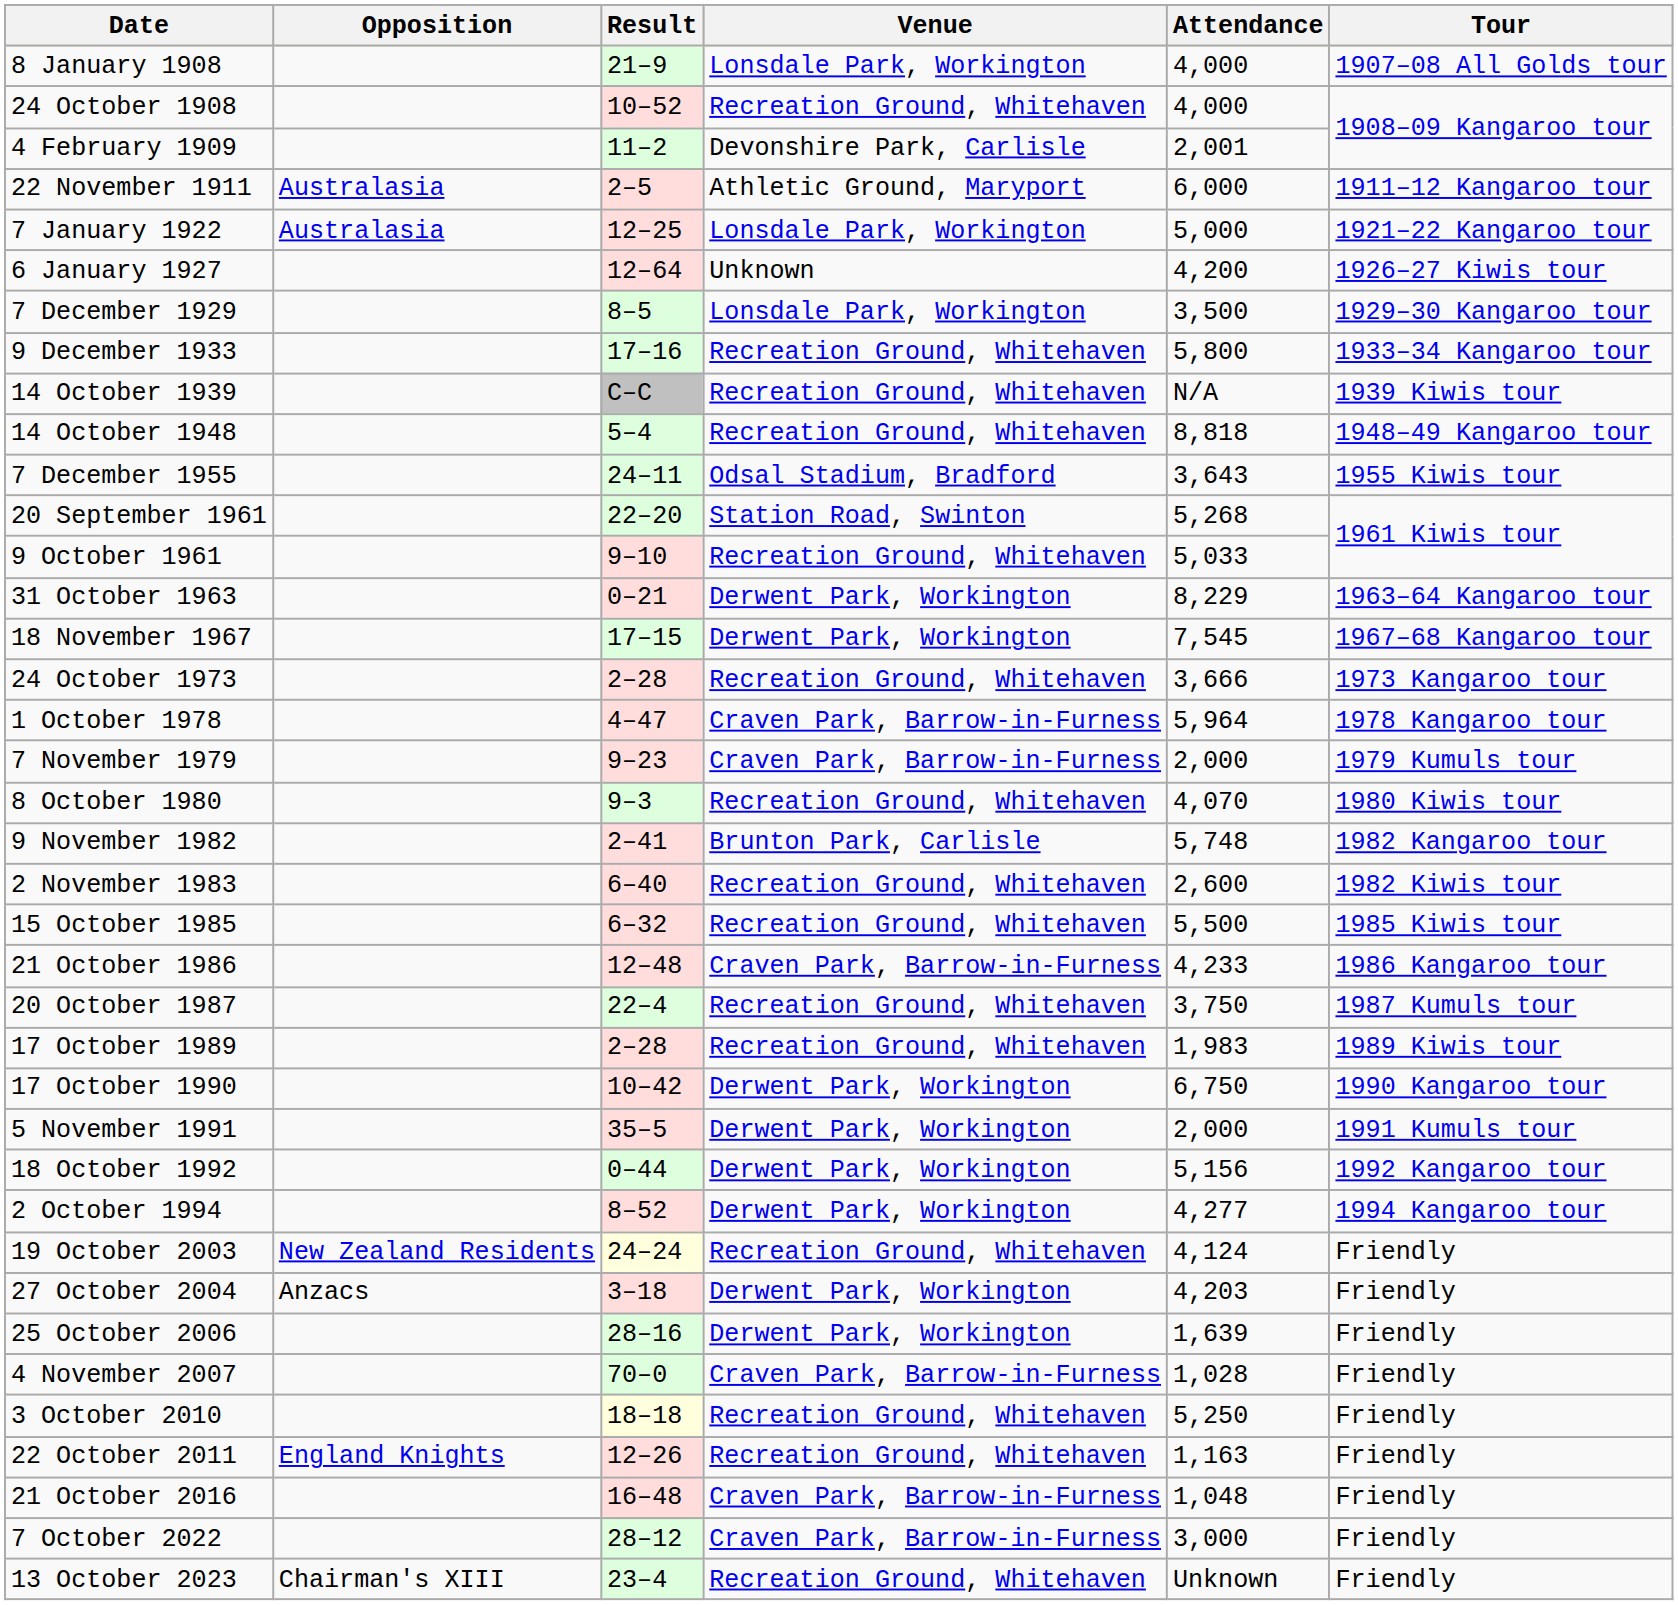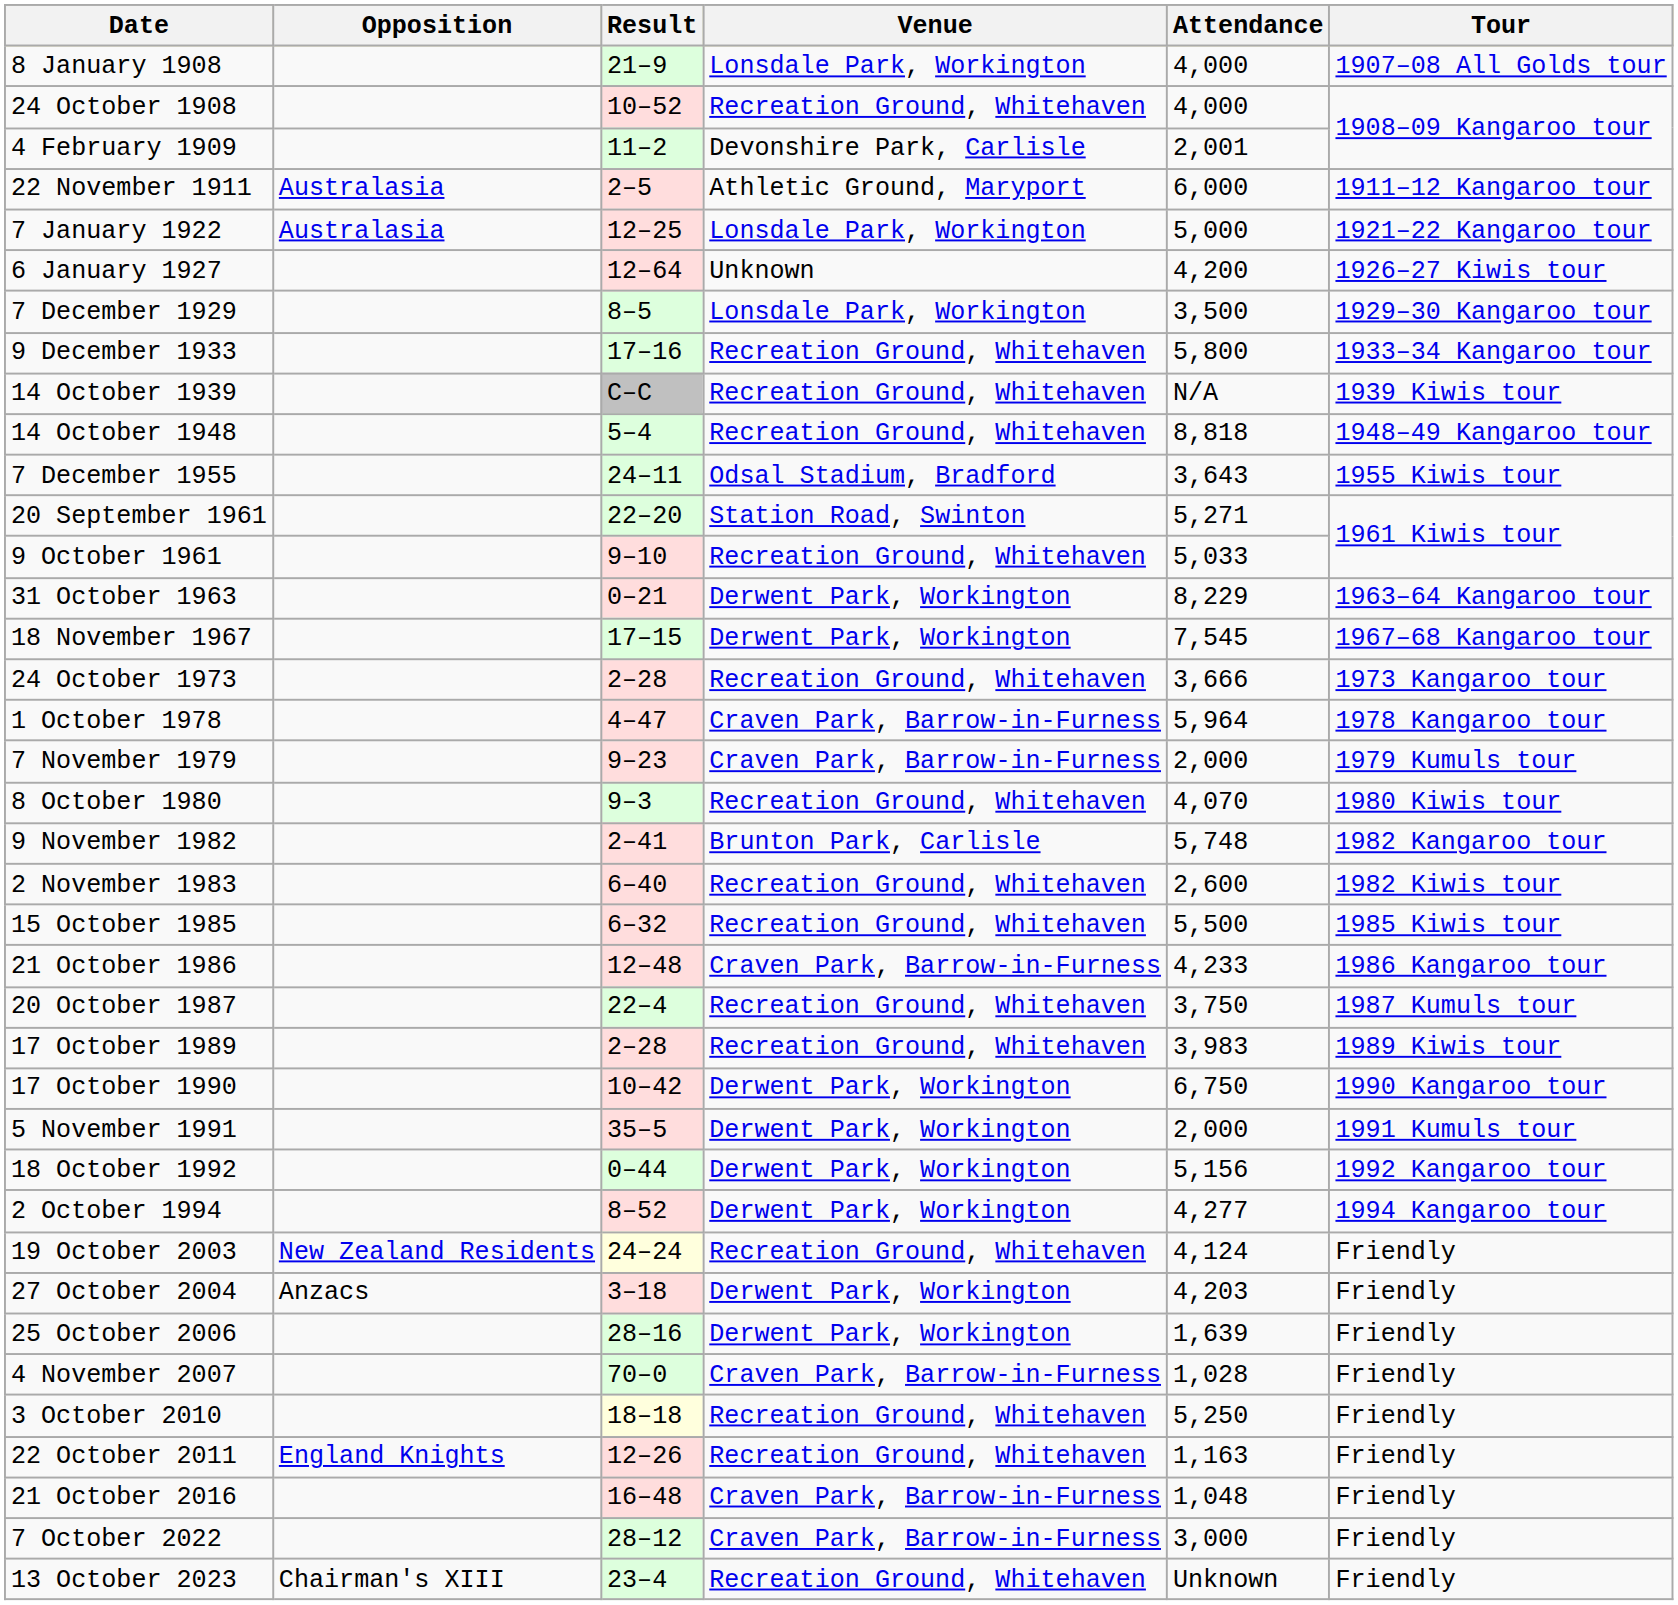(1211, 516) 5,268 -> (1211, 516) 5,271
(1211, 1048) 1,983 -> (1211, 1048) 3,983
